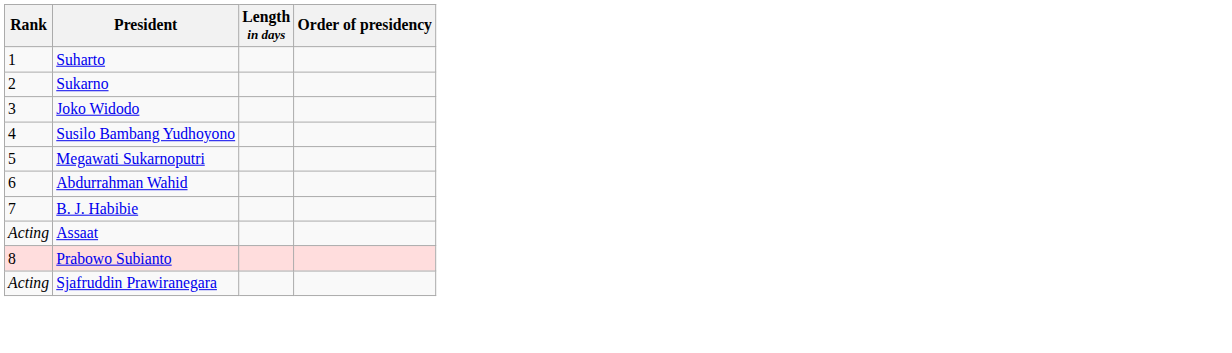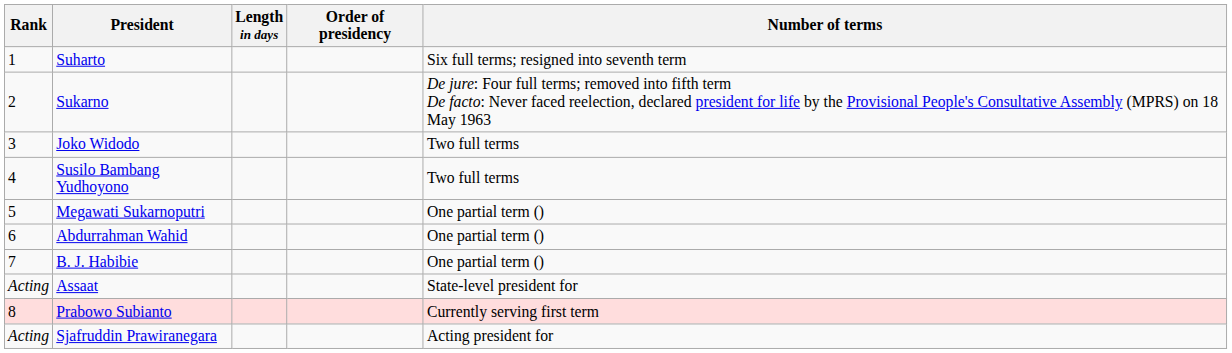+ column: (825, 25)
